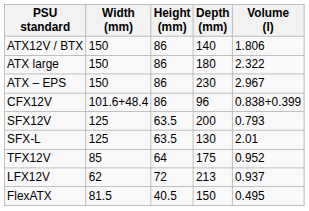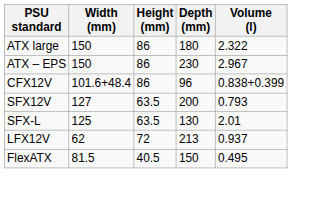- row: (45, 45)
(99, 121) 125 -> (81, 102) 127
- row: (29, 158)
